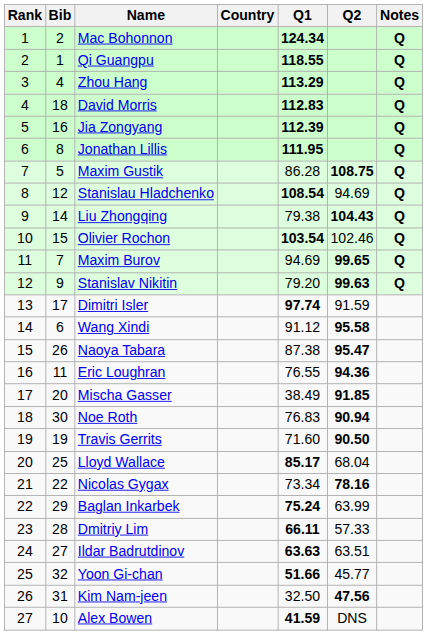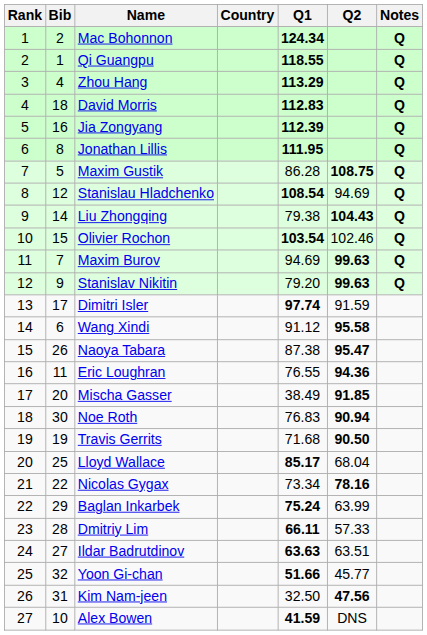(352, 261) 99.65 -> (352, 261) 99.63
(302, 439) 71.60 -> (302, 439) 71.68
